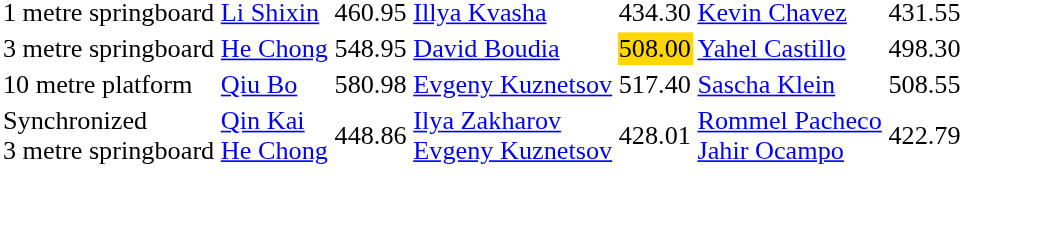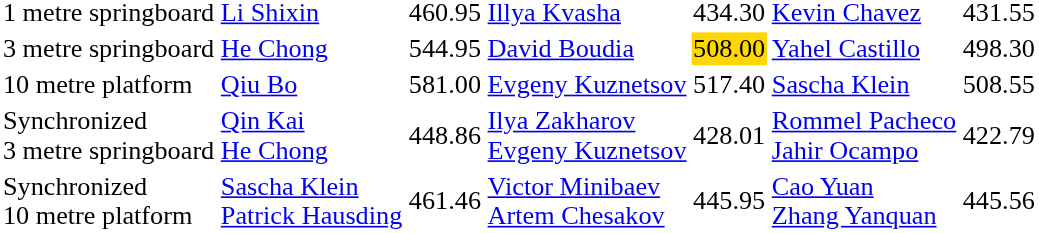(371, 48) 548.95 -> (445, 48) 544.95
(371, 84) 580.98 -> (445, 84) 581.00
+ row: (98, 200)
